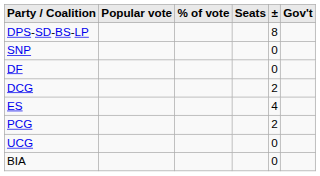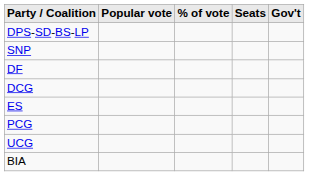- column: (275, 13)
